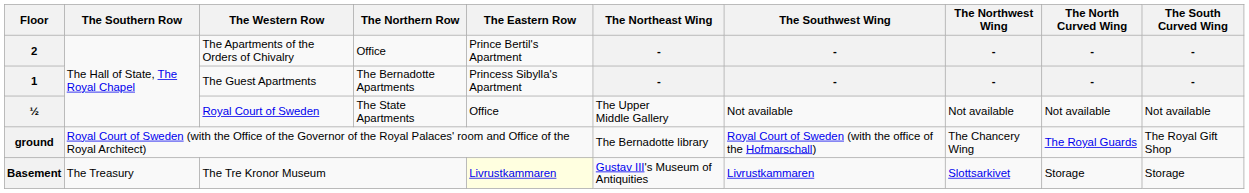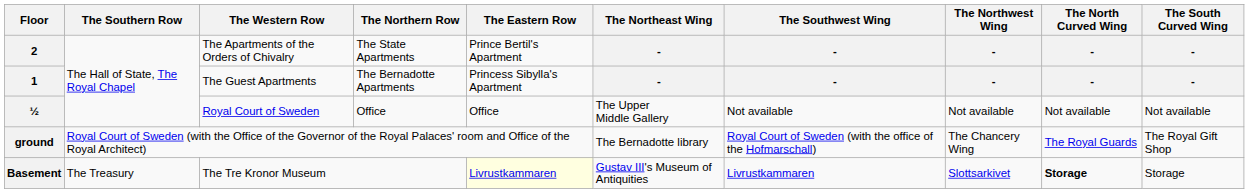(371, 51) Office -> (385, 51) The State Apartments
(385, 112) The State Apartments -> (371, 112) Office
(1065, 173) normal -> (1066, 173) bold
